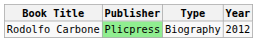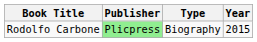(238, 30) 2012 -> (238, 30) 2015
